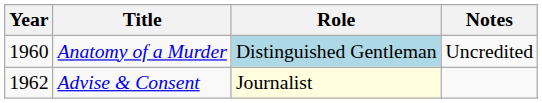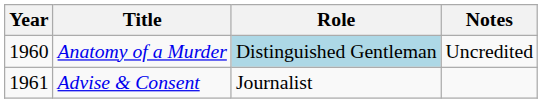(29, 82) 1962 -> (29, 82) 1961
(274, 82) lightyellow background -> (274, 82) no background
